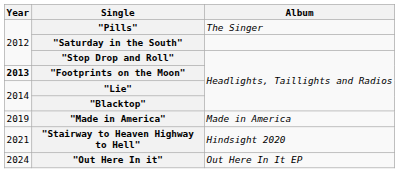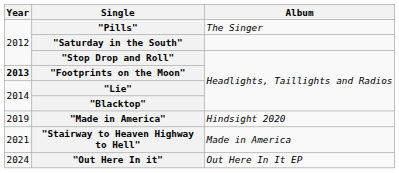(249, 119) Made in America -> (246, 119) Hindsight 2020
(246, 139) Hindsight 2020 -> (249, 139) Made in America
